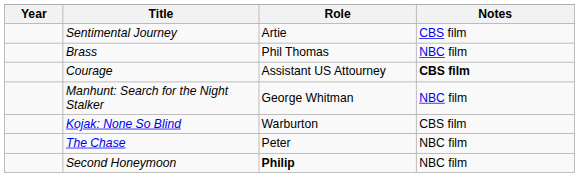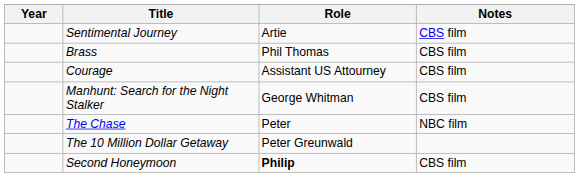(443, 52) NBC film -> (443, 52) CBS film
(445, 71) bold -> (443, 71) normal
(443, 98) NBC film -> (443, 98) CBS film
- row: (123, 124)
+ row: (147, 143)
(443, 162) NBC film -> (443, 162) CBS film
